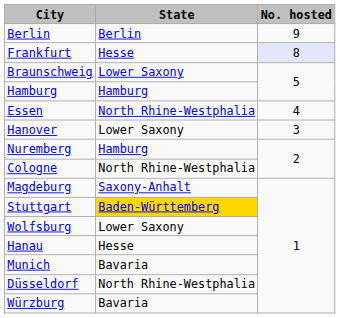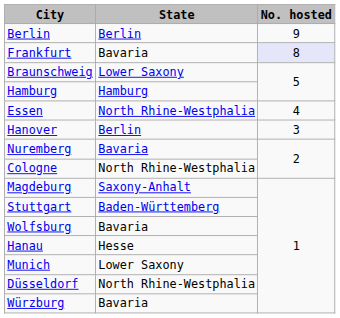(116, 53) Hesse -> (123, 53) Bavaria
(141, 130) Lower Saxony -> (120, 130) Berlin
(123, 149) Hamburg -> (123, 149) Bavaria
(159, 207) gold background -> (159, 207) no background
(141, 226) Lower Saxony -> (123, 226) Bavaria
(123, 265) Bavaria -> (141, 265) Lower Saxony
